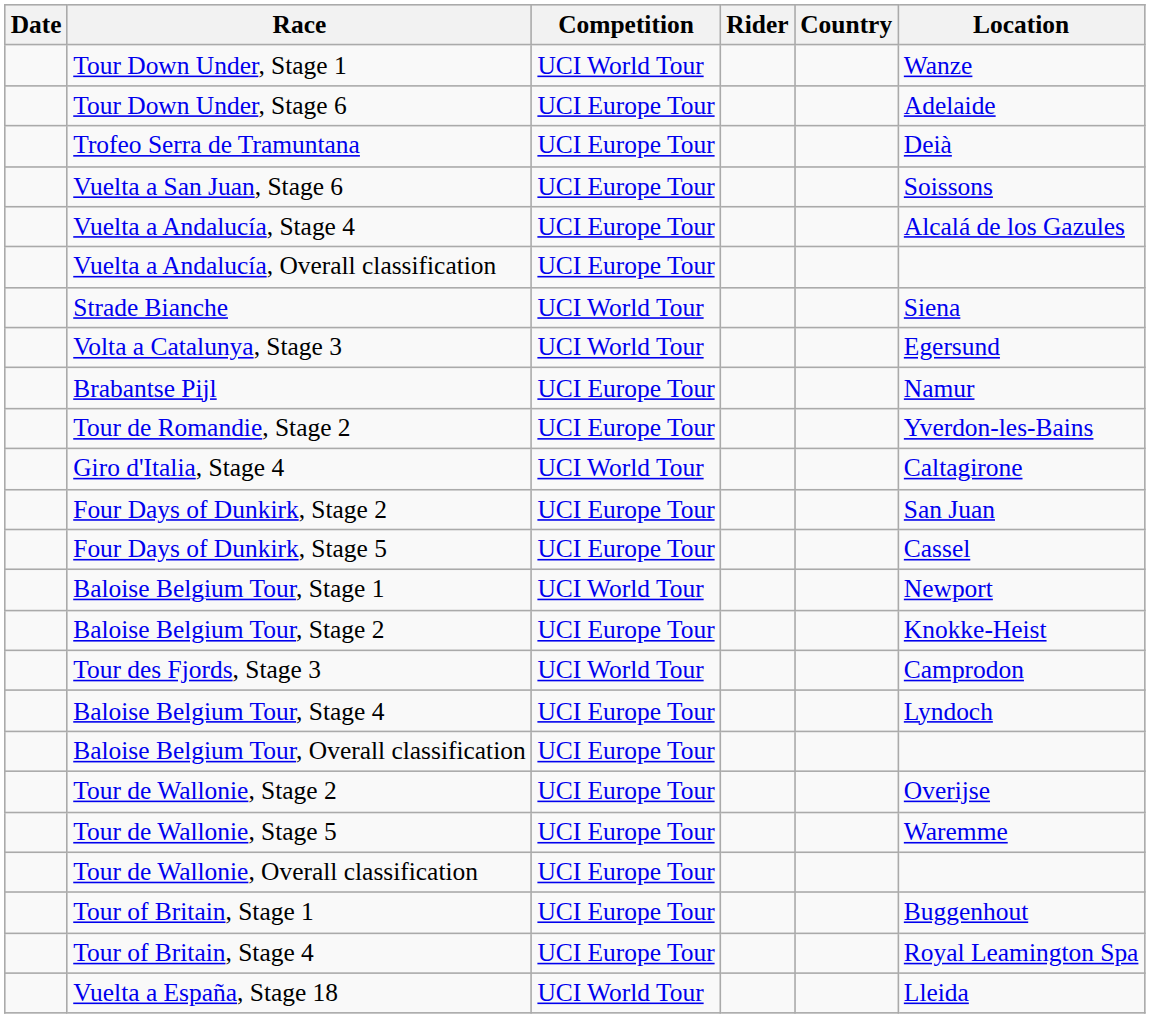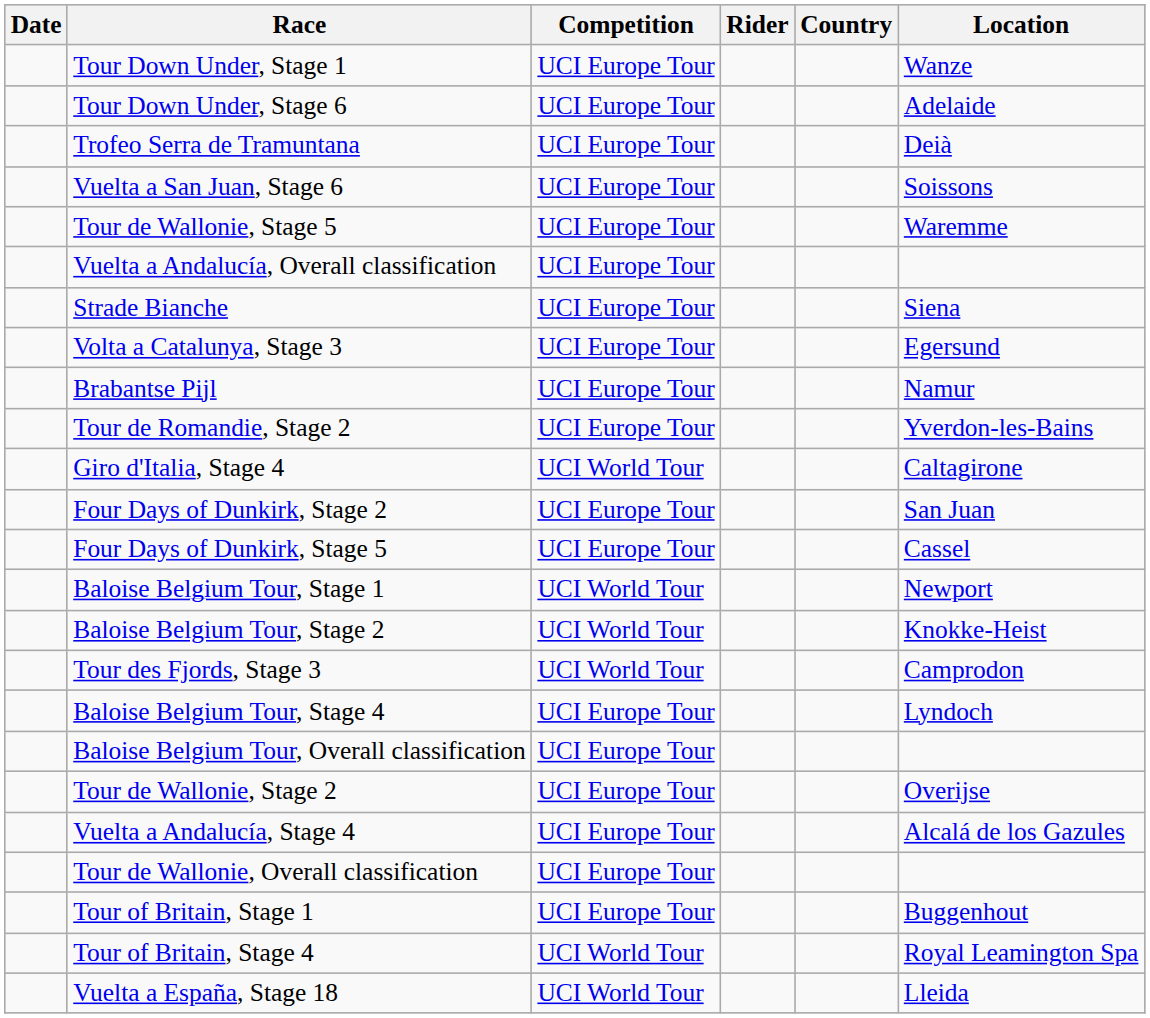(621, 65) UCI World Tour -> (626, 65) UCI Europe Tour
rows swapped: (214, 226) <-> (205, 831)
(621, 307) UCI World Tour -> (626, 307) UCI Europe Tour
(621, 347) UCI World Tour -> (626, 347) UCI Europe Tour
(626, 629) UCI Europe Tour -> (621, 629) UCI World Tour
(626, 952) UCI Europe Tour -> (621, 952) UCI World Tour
